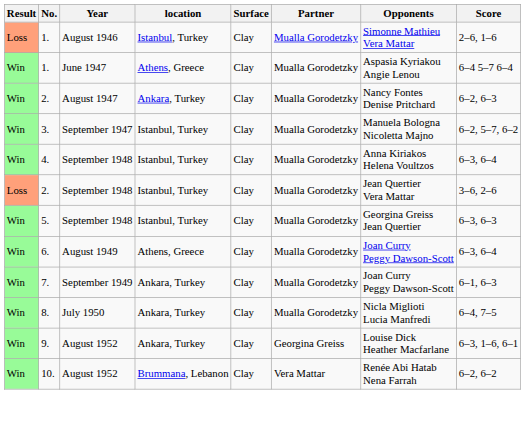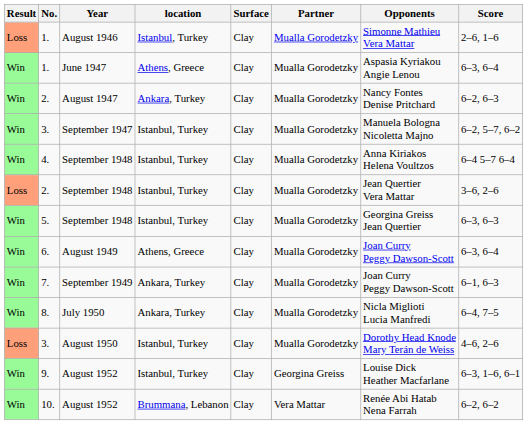(486, 68) 6–4 5–7 6–4 -> (480, 68) 6–3, 6–4
(478, 160) 6–3, 6–4 -> (488, 160) 6–4 5–7 6–4
+ row: (45, 343)
(171, 343) Ankara, Turkey -> (173, 374) Istanbul, Turkey
